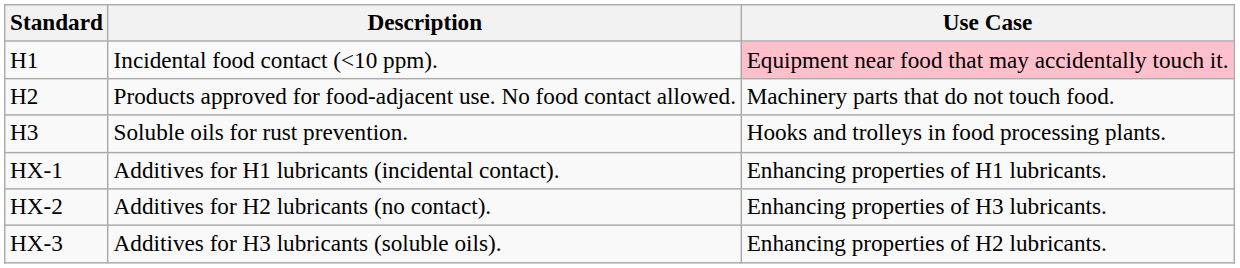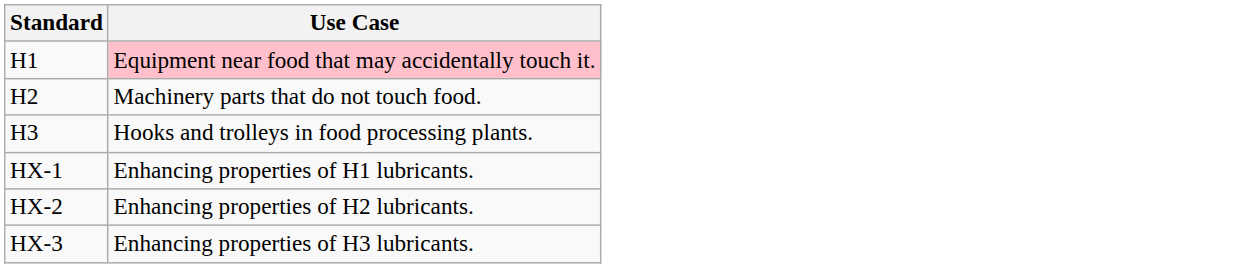- column: (425, 22)
(927, 206) Enhancing properties of H3 lubricants. -> (294, 206) Enhancing properties of H2 lubricants.
(927, 243) Enhancing properties of H2 lubricants. -> (294, 243) Enhancing properties of H3 lubricants.
